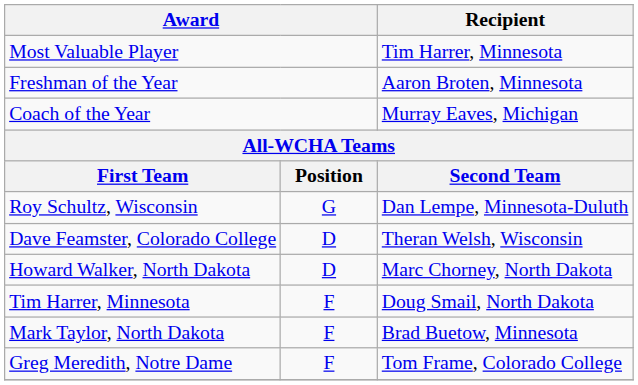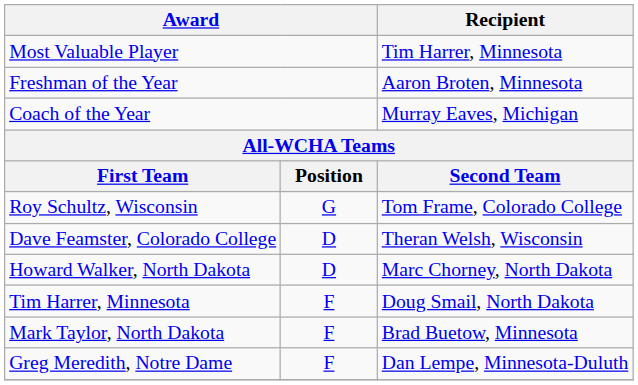(505, 207) Dan Lempe, Minnesota-Duluth -> (502, 207) Tom Frame, Colorado College
(502, 363) Tom Frame, Colorado College -> (505, 363) Dan Lempe, Minnesota-Duluth
